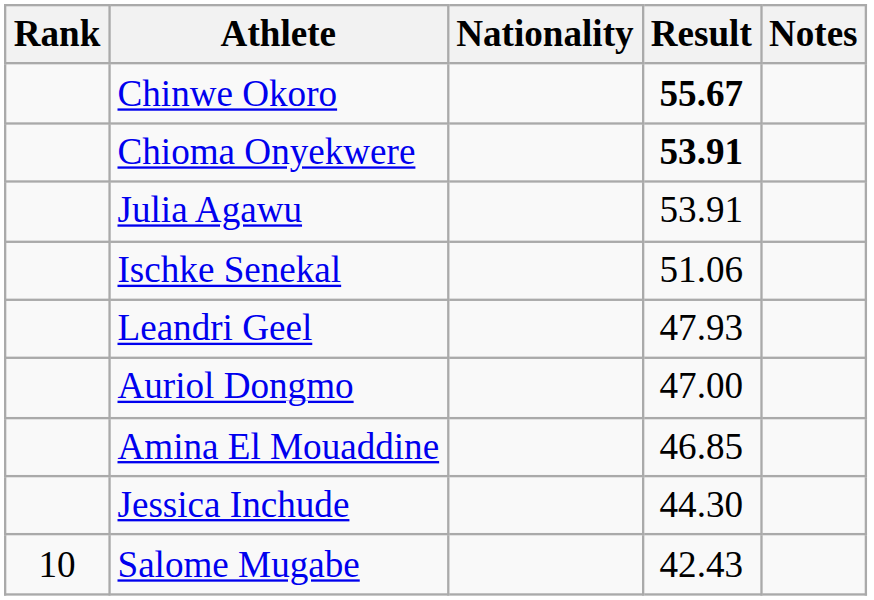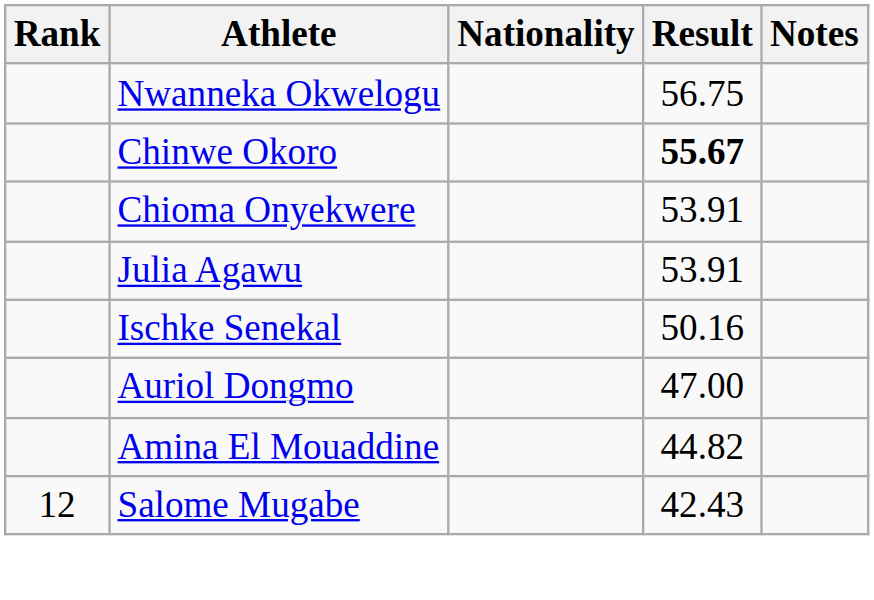+ row: (279, 92)
(701, 151) bold -> (702, 210) normal
(701, 269) 51.06 -> (702, 328) 50.16
- row: (215, 328)
(701, 446) 46.85 -> (702, 446) 44.82
- row: (233, 504)
(57, 563) 10 -> (57, 504) 12
